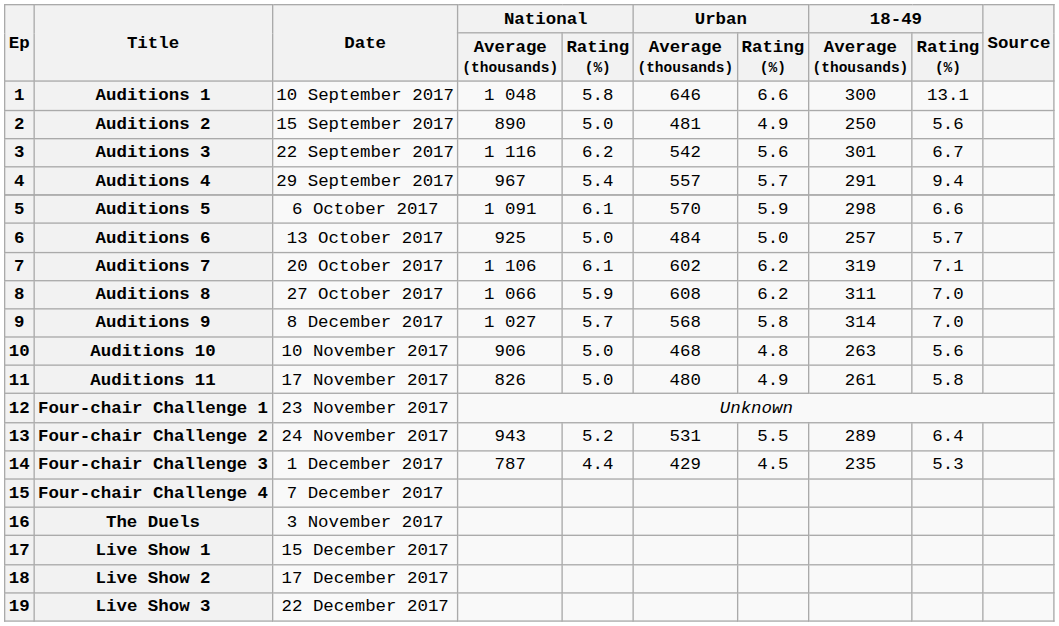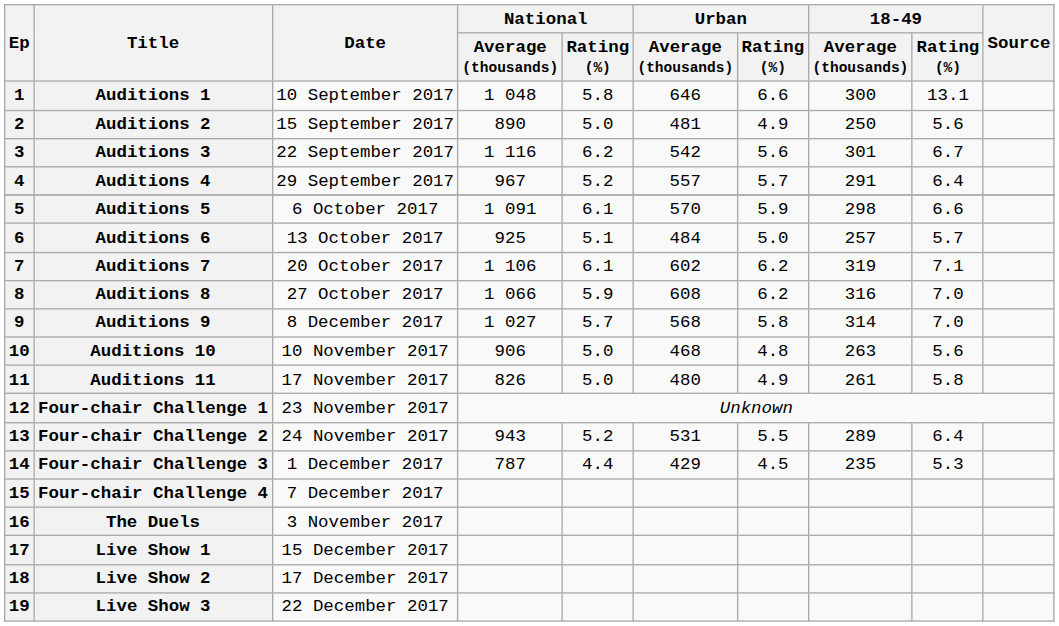(598, 181) 5.4 -> (598, 181) 5.2
(948, 181) 9.4 -> (948, 181) 6.4
(598, 238) 5.0 -> (598, 238) 5.1
(860, 294) 311 -> (860, 294) 316
